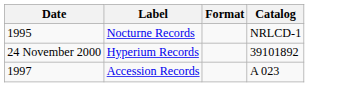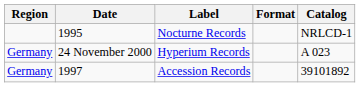+ column: (30, 14)
(274, 52) 39101892 -> (315, 52) A 023
(265, 71) A 023 -> (325, 71) 39101892
